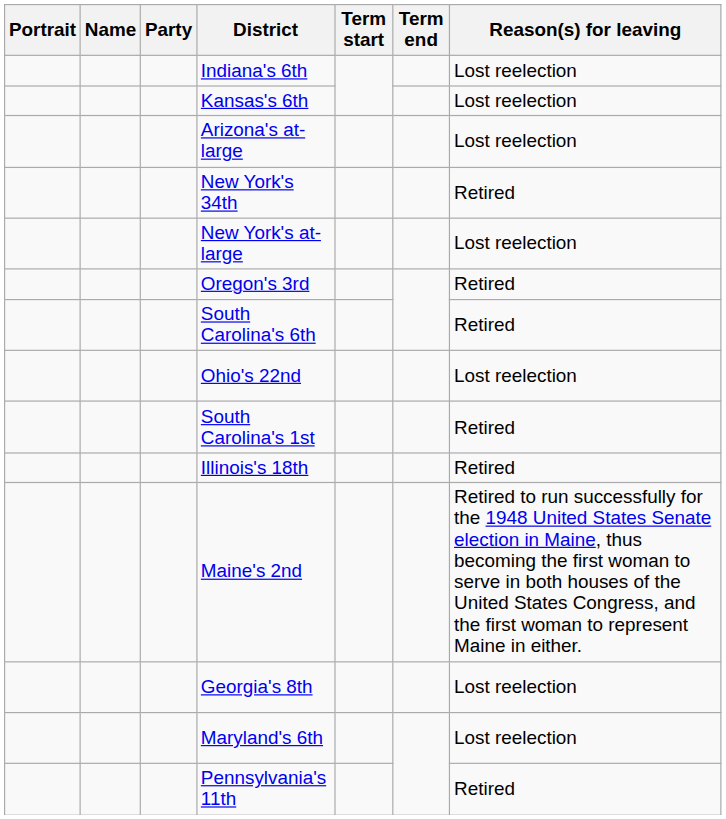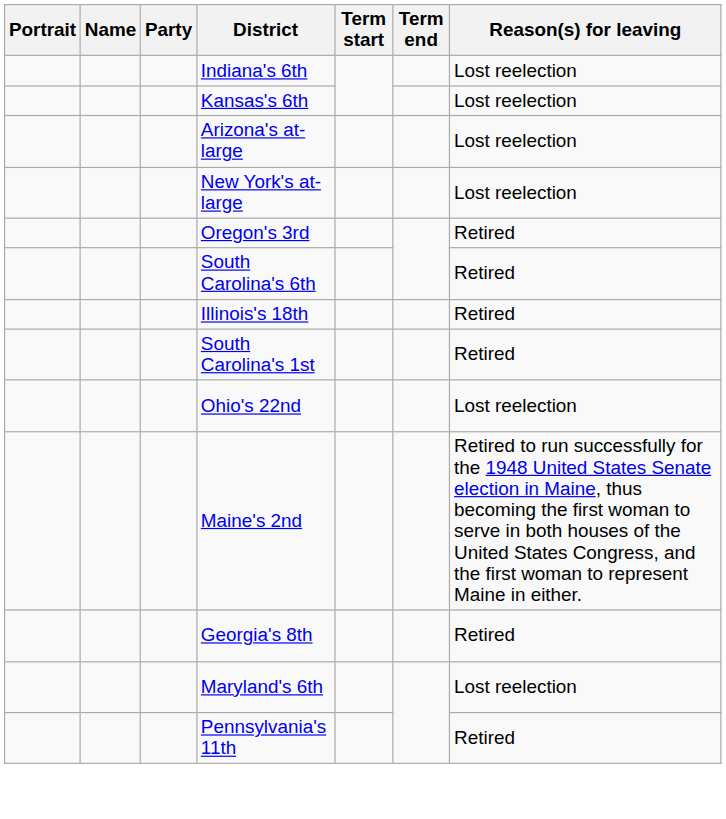- row: (247, 192)
rows swapped: (255, 467) <-> (251, 375)
(515, 686) Lost reelection -> (484, 635) Retired
